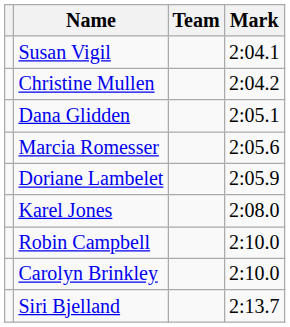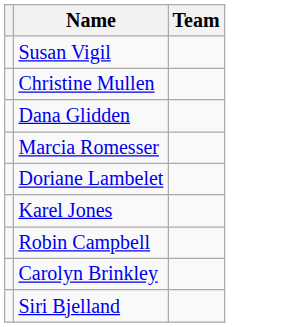- column: (254, 20)
